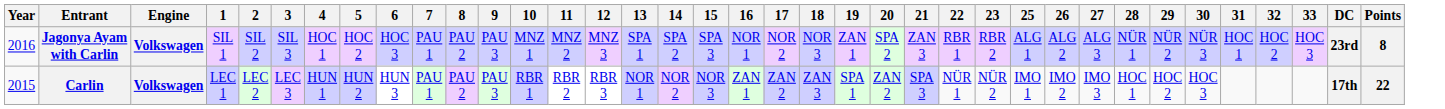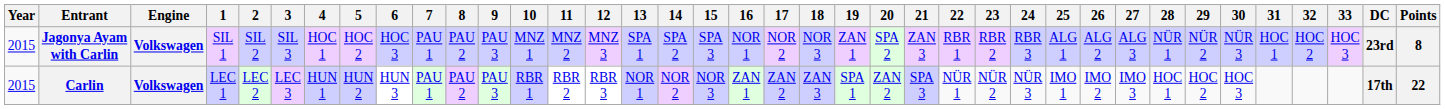+ column: (1028, 15)
(21, 46) 2016 -> (21, 46) 2015
